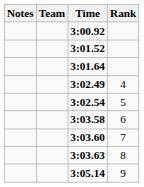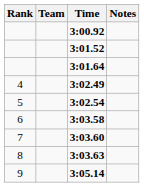columns swapped: (123, 13) <-> (20, 13)
